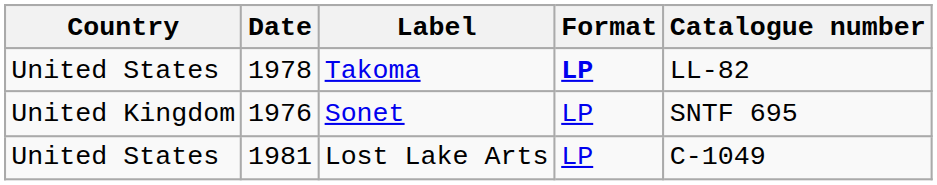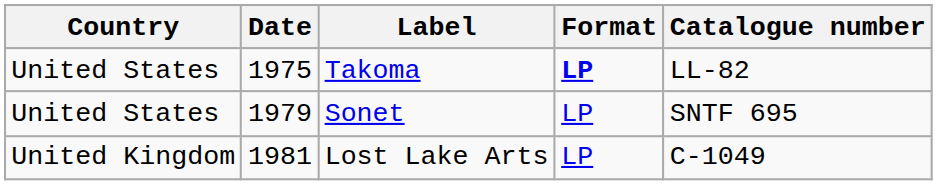(280, 70) 1978 -> (280, 70) 1975
(123, 114) United Kingdom -> (115, 114) United States
(280, 114) 1976 -> (280, 114) 1979
(115, 157) United States -> (123, 157) United Kingdom
